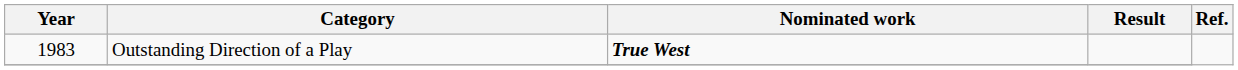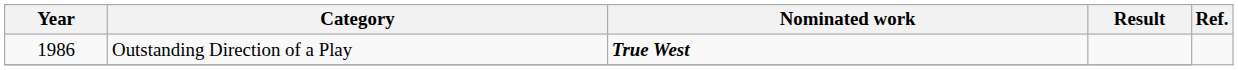(56, 49) 1983 -> (56, 49) 1986
